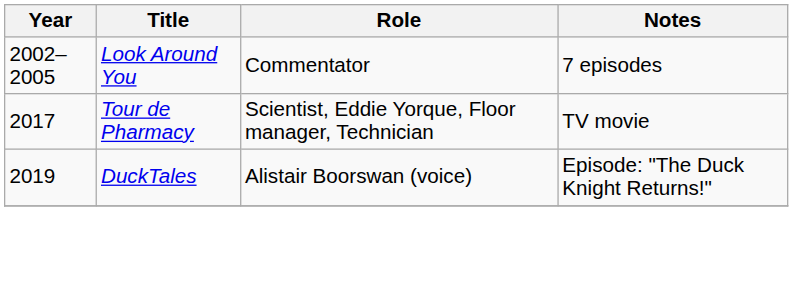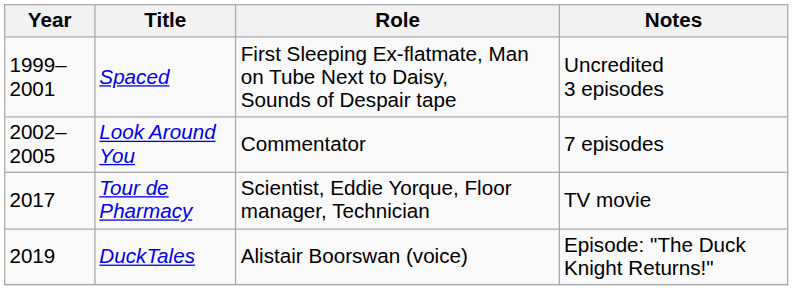+ row: (134, 76)
